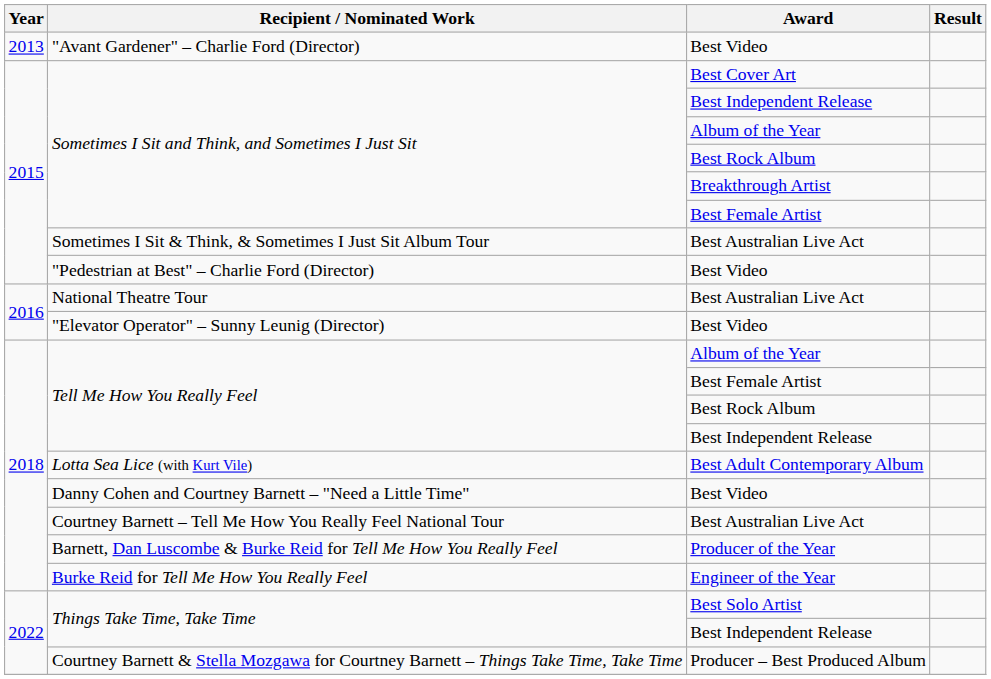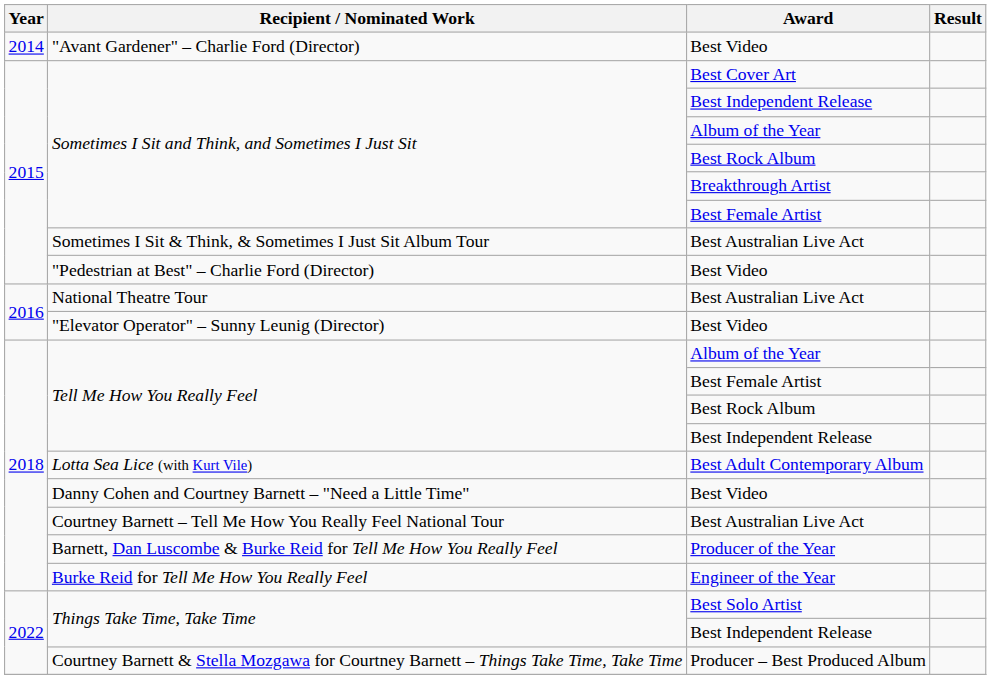(26, 46) 2013 -> (26, 46) 2014
